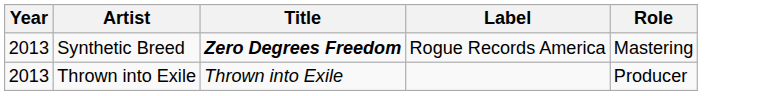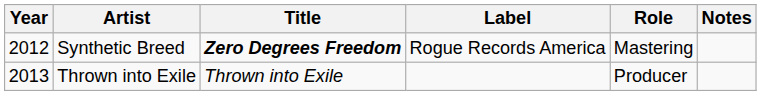+ column: (727, 18)
(29, 47) 2013 -> (29, 47) 2012
